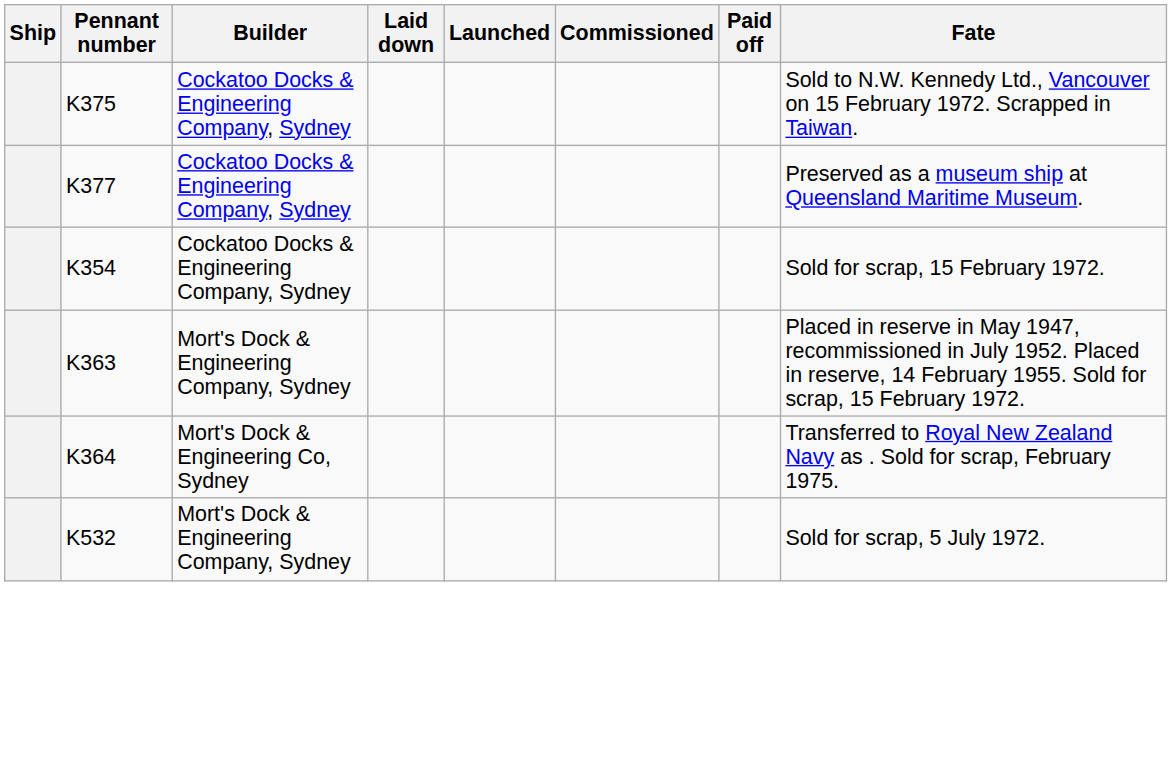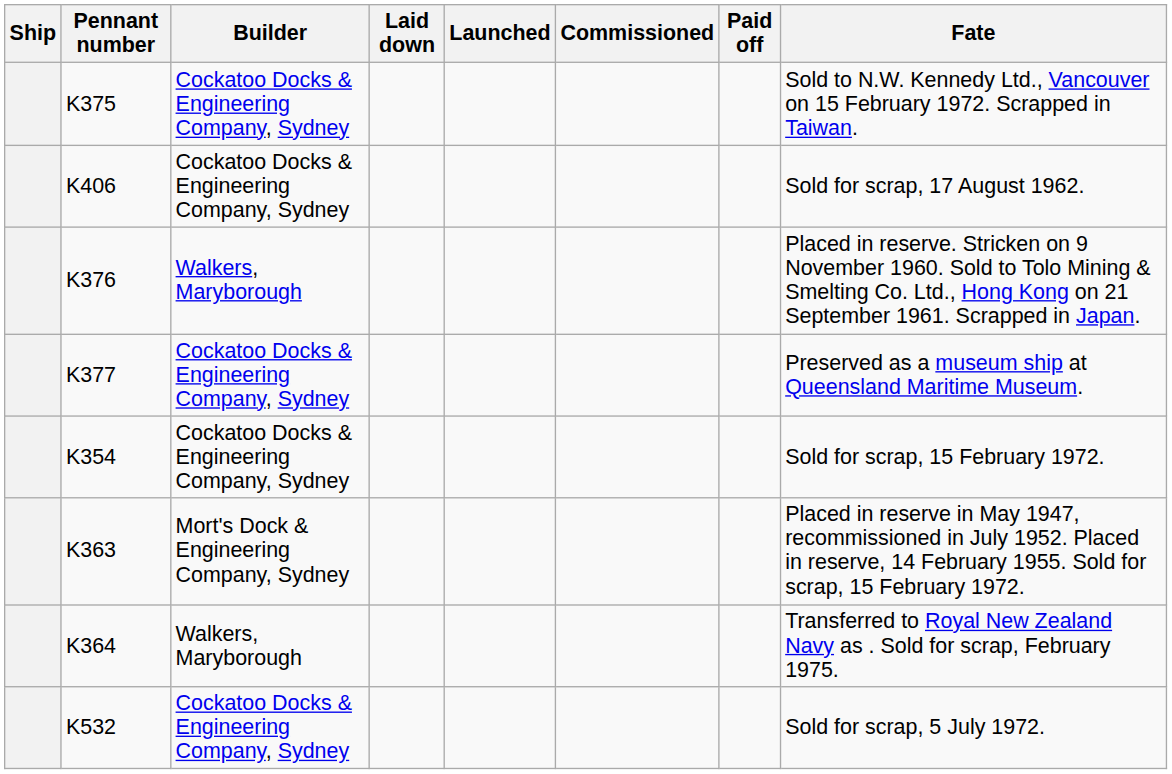+ row: (91, 185)
+ row: (91, 280)
(254, 456) Mort's Dock & Engineering Co, Sydney -> (239, 645) Walkers, Maryborough
(264, 539) Mort's Dock & Engineering Company, Sydney -> (264, 727) Cockatoo Docks & Engineering Company, Sydney
